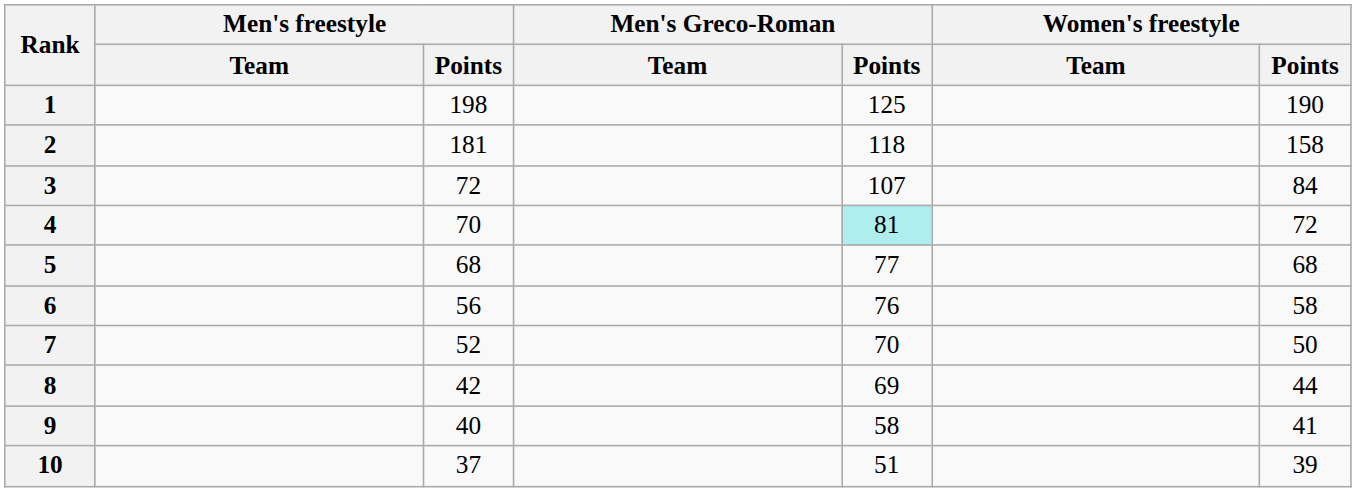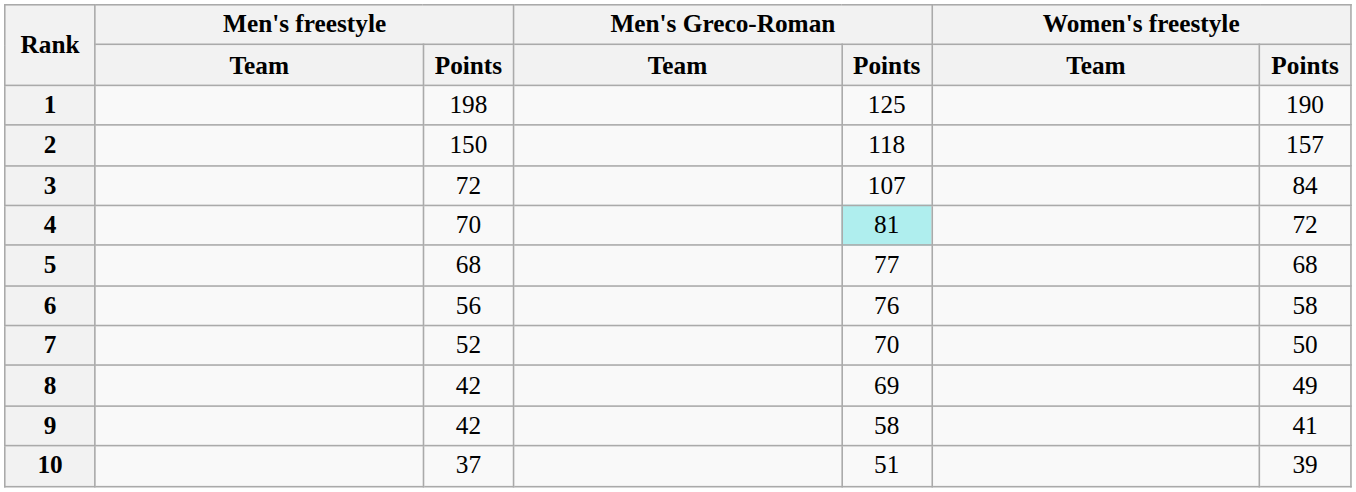(468, 144) 181 -> (468, 144) 150
(1305, 144) 158 -> (1305, 144) 157
(1305, 385) 44 -> (1305, 385) 49
(468, 425) 40 -> (468, 425) 42
